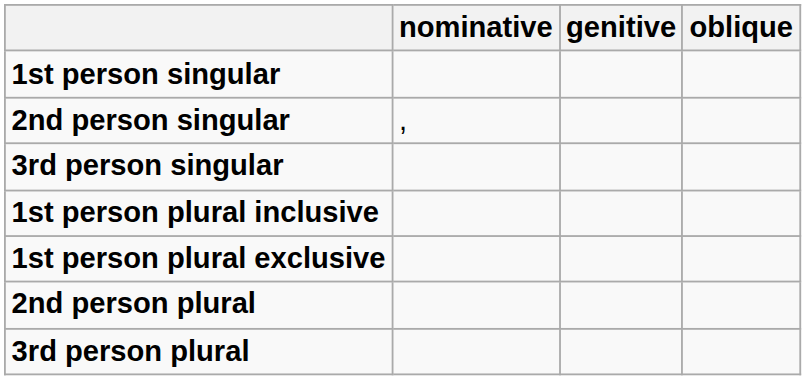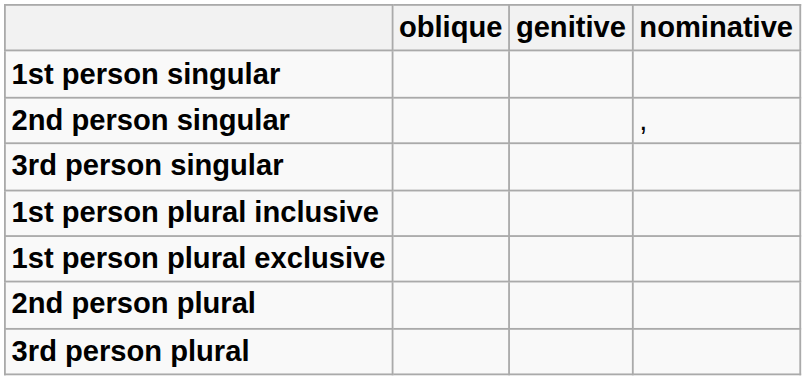columns swapped: (476, 27) <-> (741, 27)
